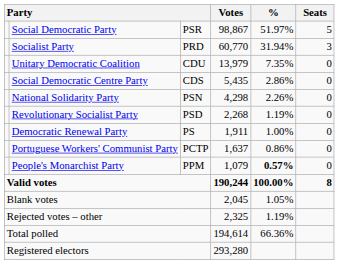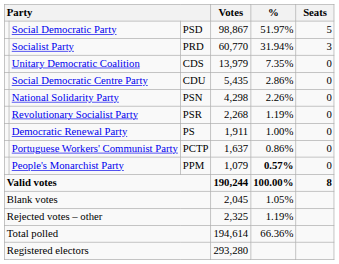(192, 30) PSR -> (193, 30) PSD
(194, 64) CDU -> (193, 64) CDS
(193, 81) CDS -> (194, 81) CDU
(193, 115) PSD -> (192, 115) PSR
